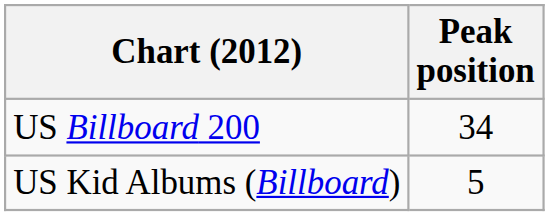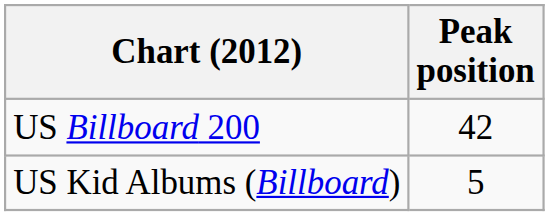(476, 126) 34 -> (476, 126) 42
